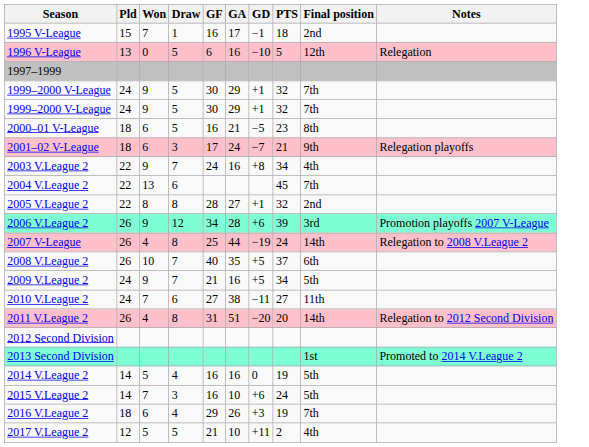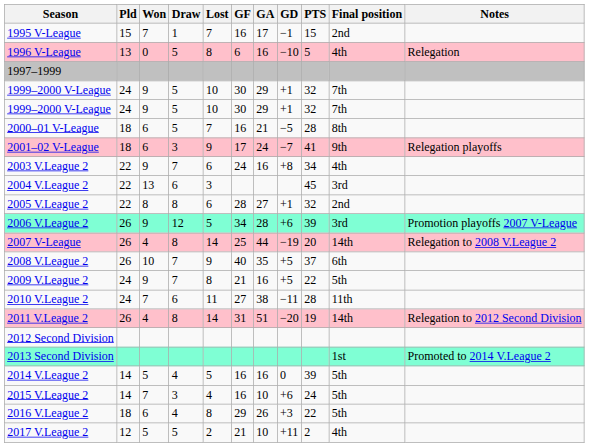+ column: (217, 14)
(282, 33) 18 -> (310, 33) 15
(314, 52) 12th -> (339, 52) 4th
(282, 128) 23 -> (310, 128) 28
(282, 147) 21 -> (310, 147) 41
(311, 185) 7th -> (340, 185) 3rd
(282, 242) 24 -> (310, 242) 20
(282, 280) 34 -> (310, 280) 22
(282, 299) 27 -> (310, 299) 28
(282, 318) 20 -> (310, 318) 19
(282, 375) 19 -> (310, 375) 39
(282, 413) 19 -> (310, 413) 22
(311, 413) 7th -> (339, 413) 5th
